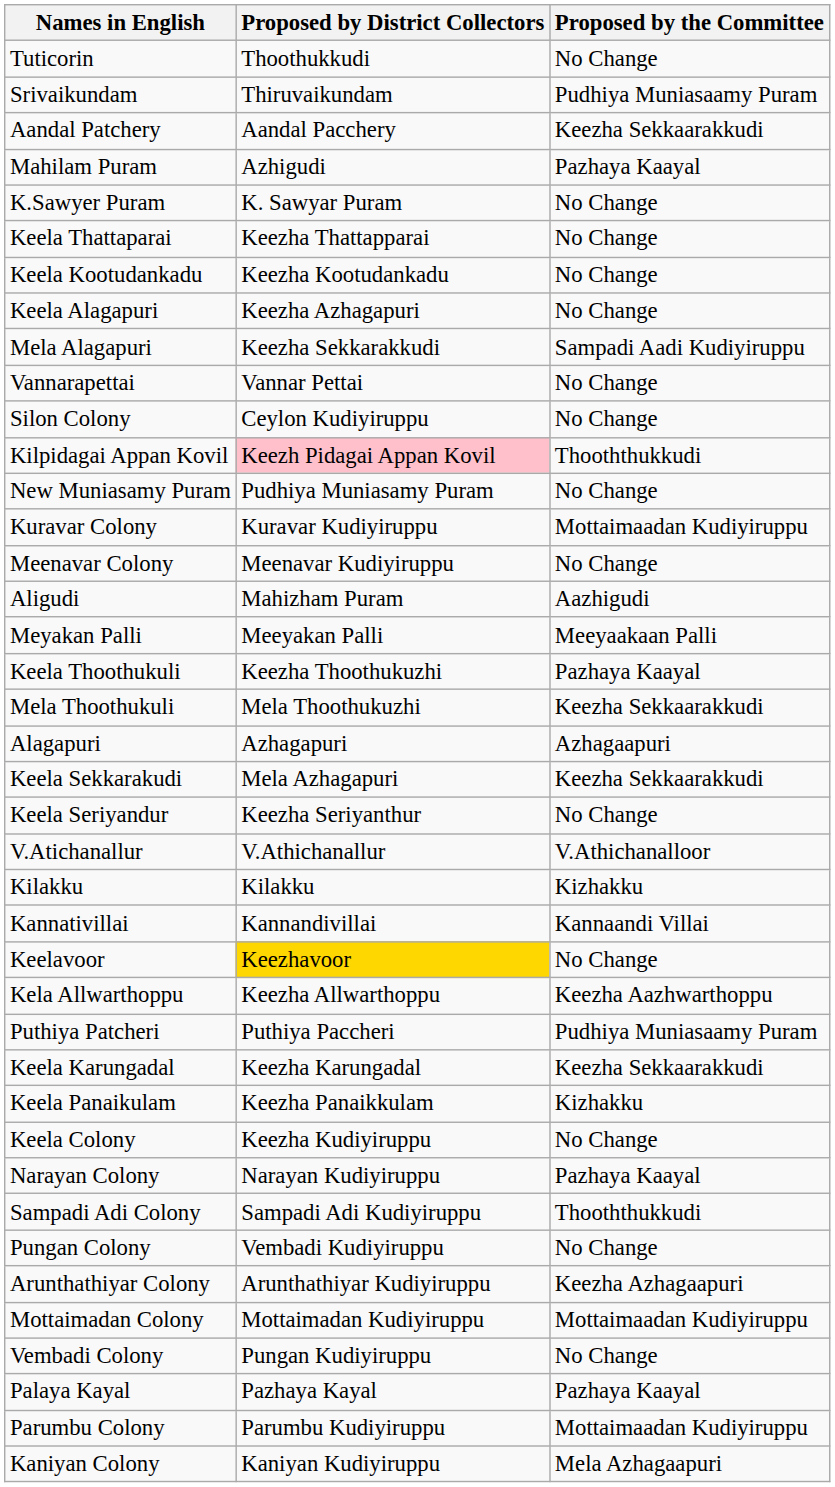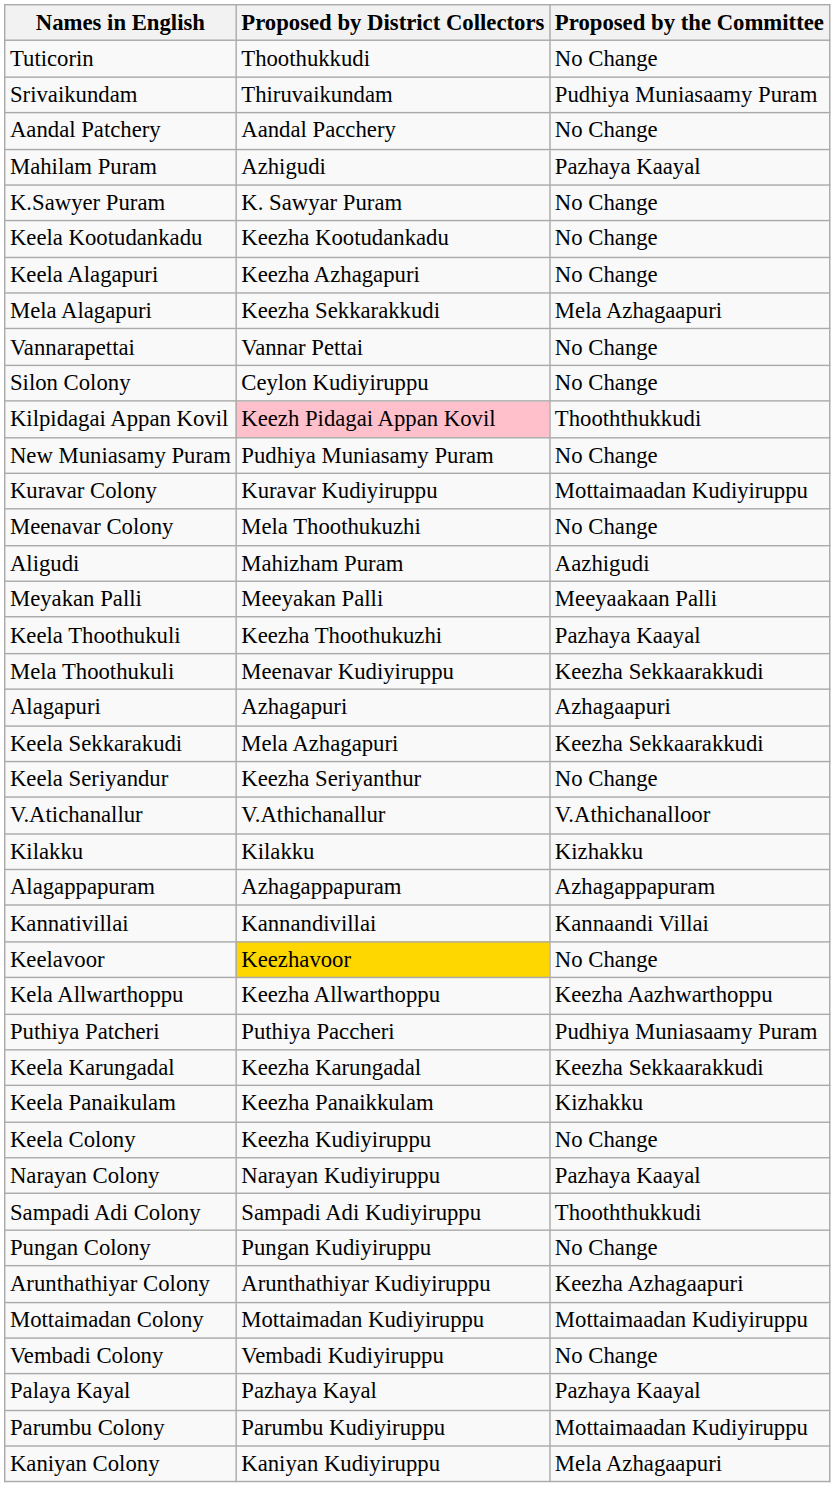(659, 130) Keezha Sekkaarakkudi -> (606, 130) No Change
- row: (91, 238)
(680, 346) Sampadi Aadi Kudiyiruppu -> (638, 310) Mela Azhagaapuri
(348, 563) Meenavar Kudiyiruppu -> (331, 526) Mela Thoothukuzhi
(331, 707) Mela Thoothukuzhi -> (348, 671) Meenavar Kudiyiruppu
+ row: (82, 887)
(343, 1247) Vembadi Kudiyiruppu -> (336, 1247) Pungan Kudiyiruppu
(336, 1355) Pungan Kudiyiruppu -> (343, 1355) Vembadi Kudiyiruppu
